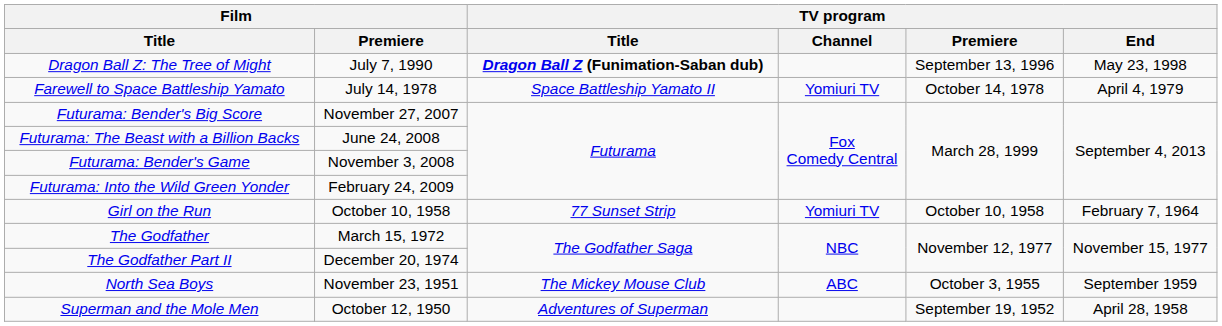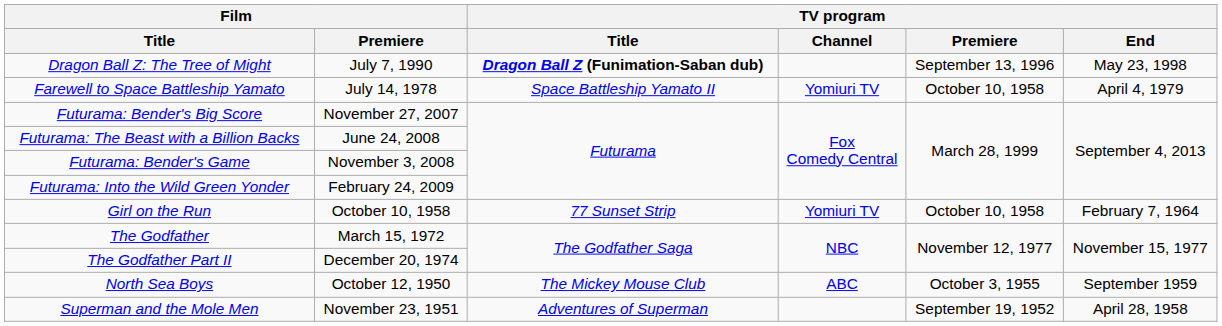(985, 89) October 14, 1978 -> (985, 89) October 10, 1958
(391, 284) November 23, 1951 -> (391, 284) October 12, 1950
(391, 308) October 12, 1950 -> (391, 308) November 23, 1951
